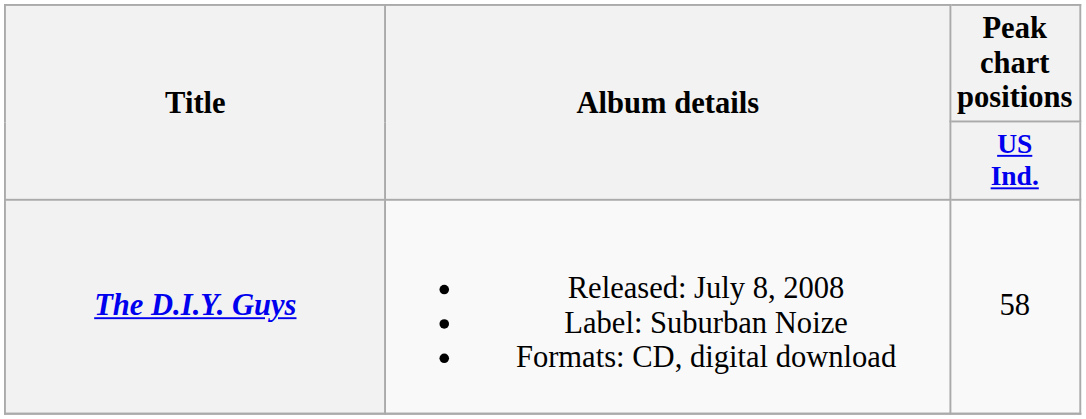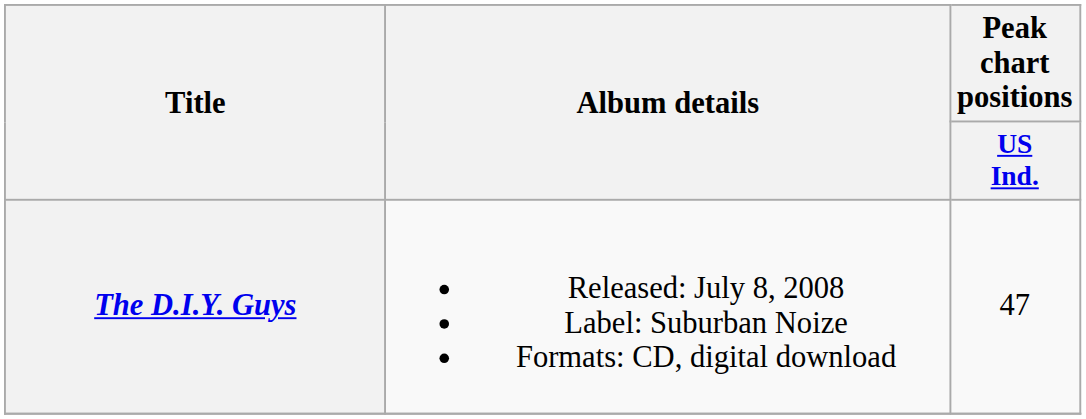(1015, 305) 58 -> (1015, 305) 47
